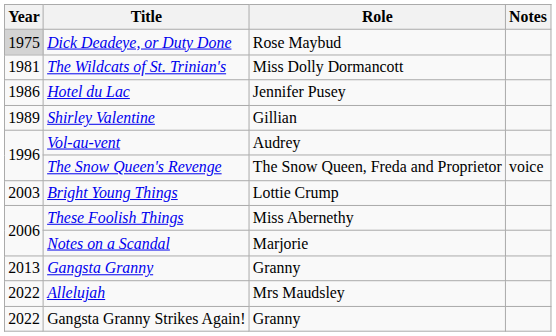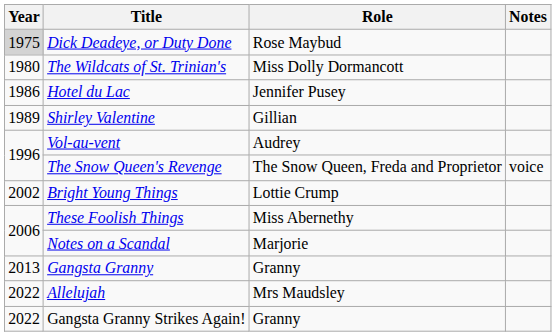(24, 67) 1981 -> (24, 67) 1980
(24, 192) 2003 -> (24, 192) 2002
